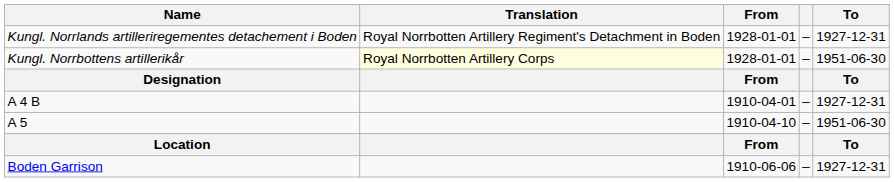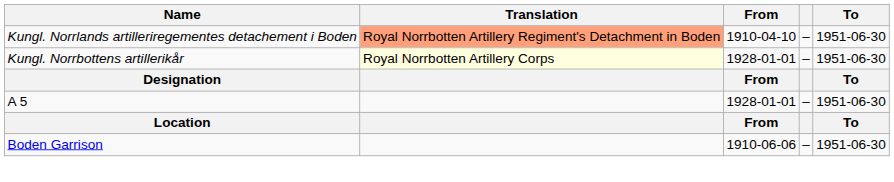(542, 36) no background -> (542, 36) lightsalmon background
(761, 36) 1928-01-01 -> (761, 36) 1910-04-10
(851, 36) 1927-12-31 -> (851, 36) 1951-06-30
- row: (24, 101)
(761, 123) 1910-04-10 -> (761, 101) 1928-01-01
(851, 166) 1927-12-31 -> (851, 144) 1951-06-30
